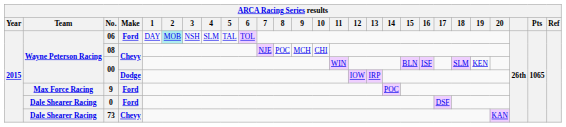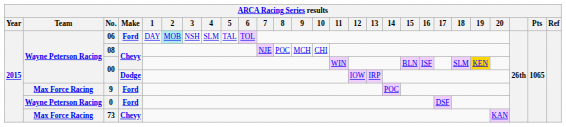(480, 63) no background -> (480, 63) gold background
(63, 102) Dale Shearer Racing -> (63, 102) Wayne Peterson Racing
(63, 115) Dale Shearer Racing -> (63, 115) Max Force Racing
